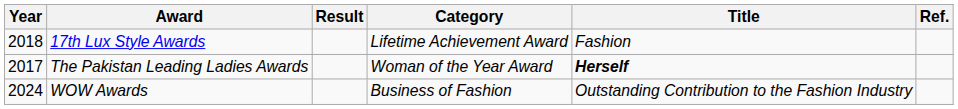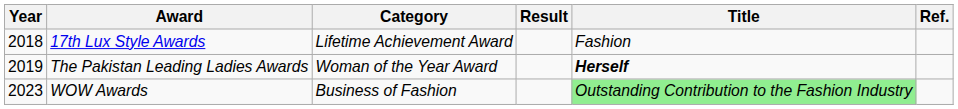columns swapped: (469, 16) <-> (339, 16)
(26, 66) 2017 -> (26, 66) 2019
(26, 91) 2024 -> (26, 91) 2023
(744, 91) no background -> (744, 91) lightgreen background
